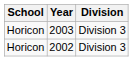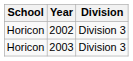rows swapped: (61, 47) <-> (61, 30)
